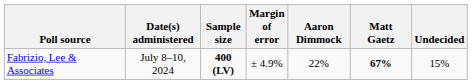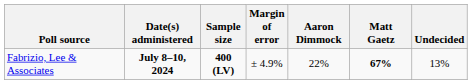(163, 64) normal -> (162, 64) bold
(439, 64) 15% -> (439, 64) 13%
